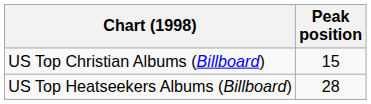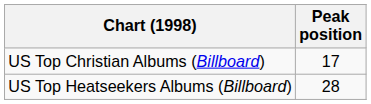(331, 61) 15 -> (331, 61) 17
